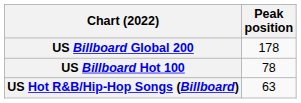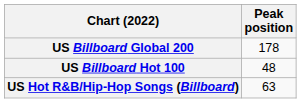(269, 68) 78 -> (269, 68) 48
